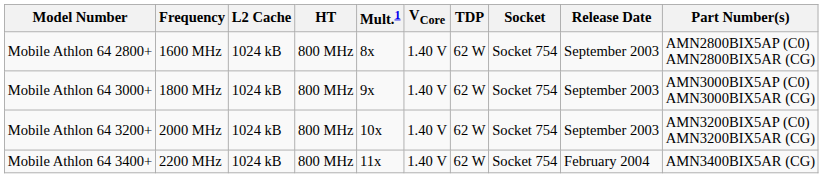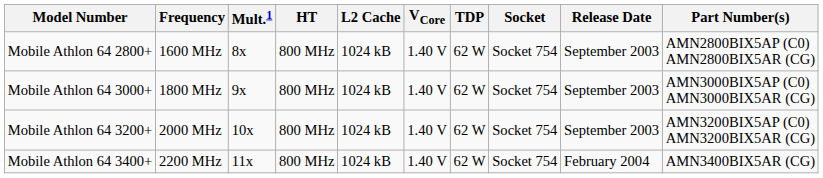columns swapped: (262, 18) <-> (380, 18)
